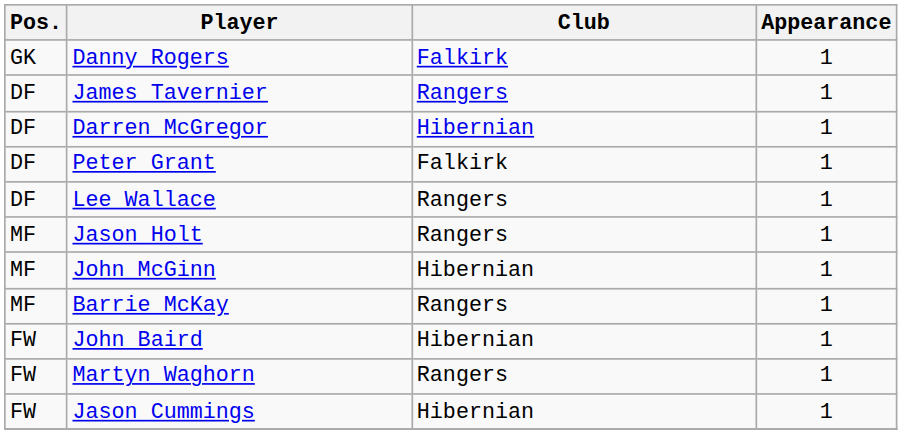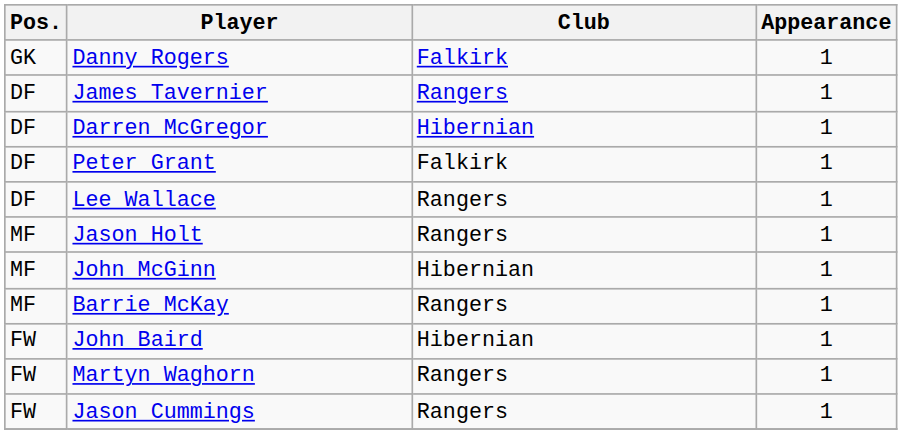(475, 412) Hibernian -> (462, 412) Rangers
